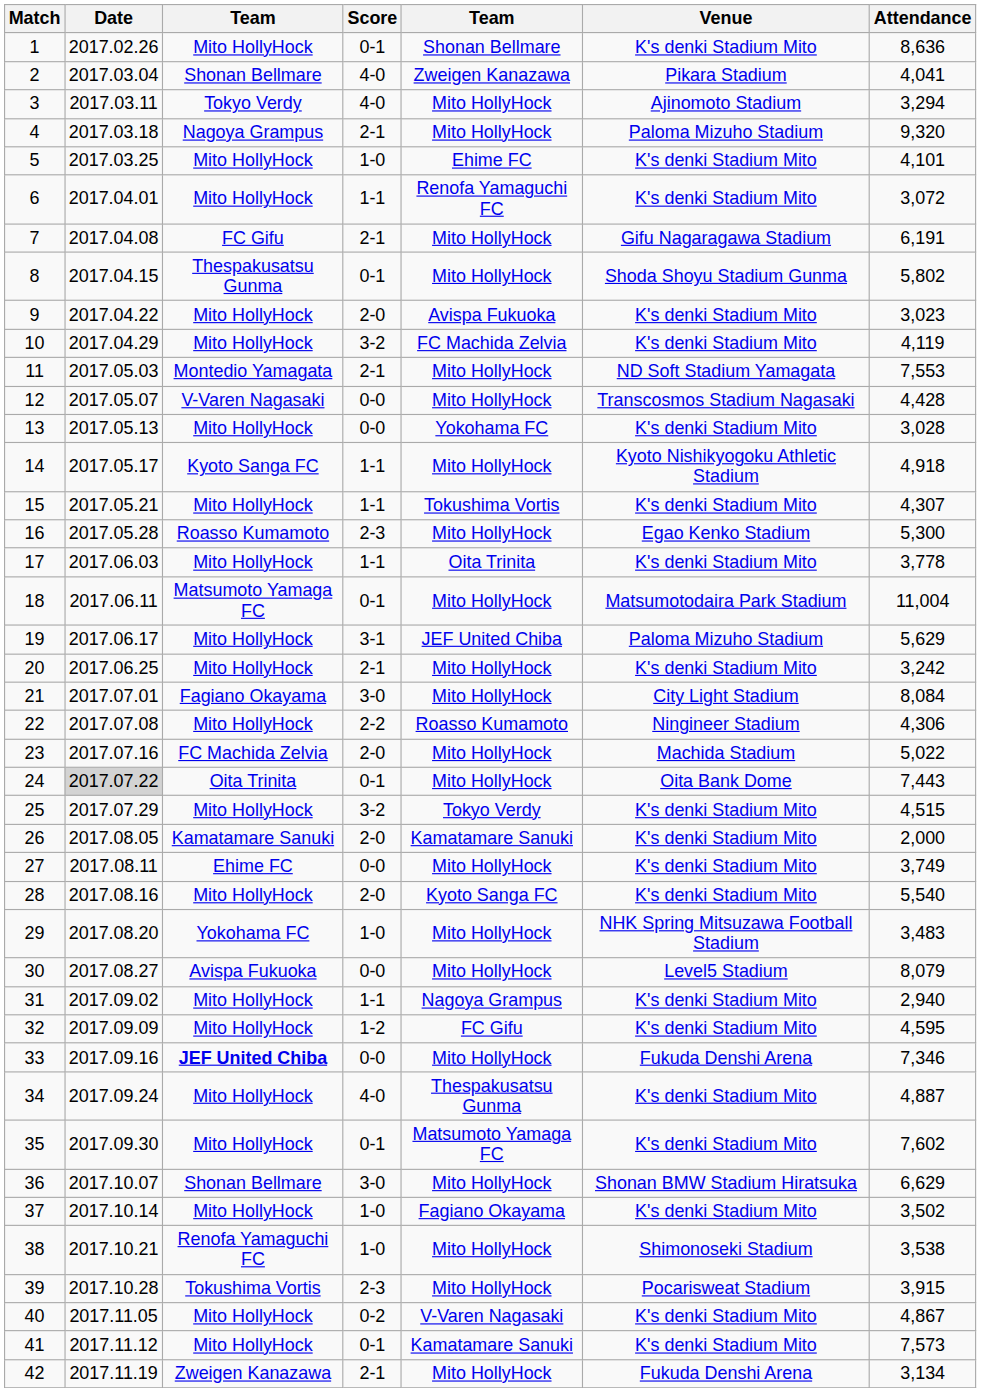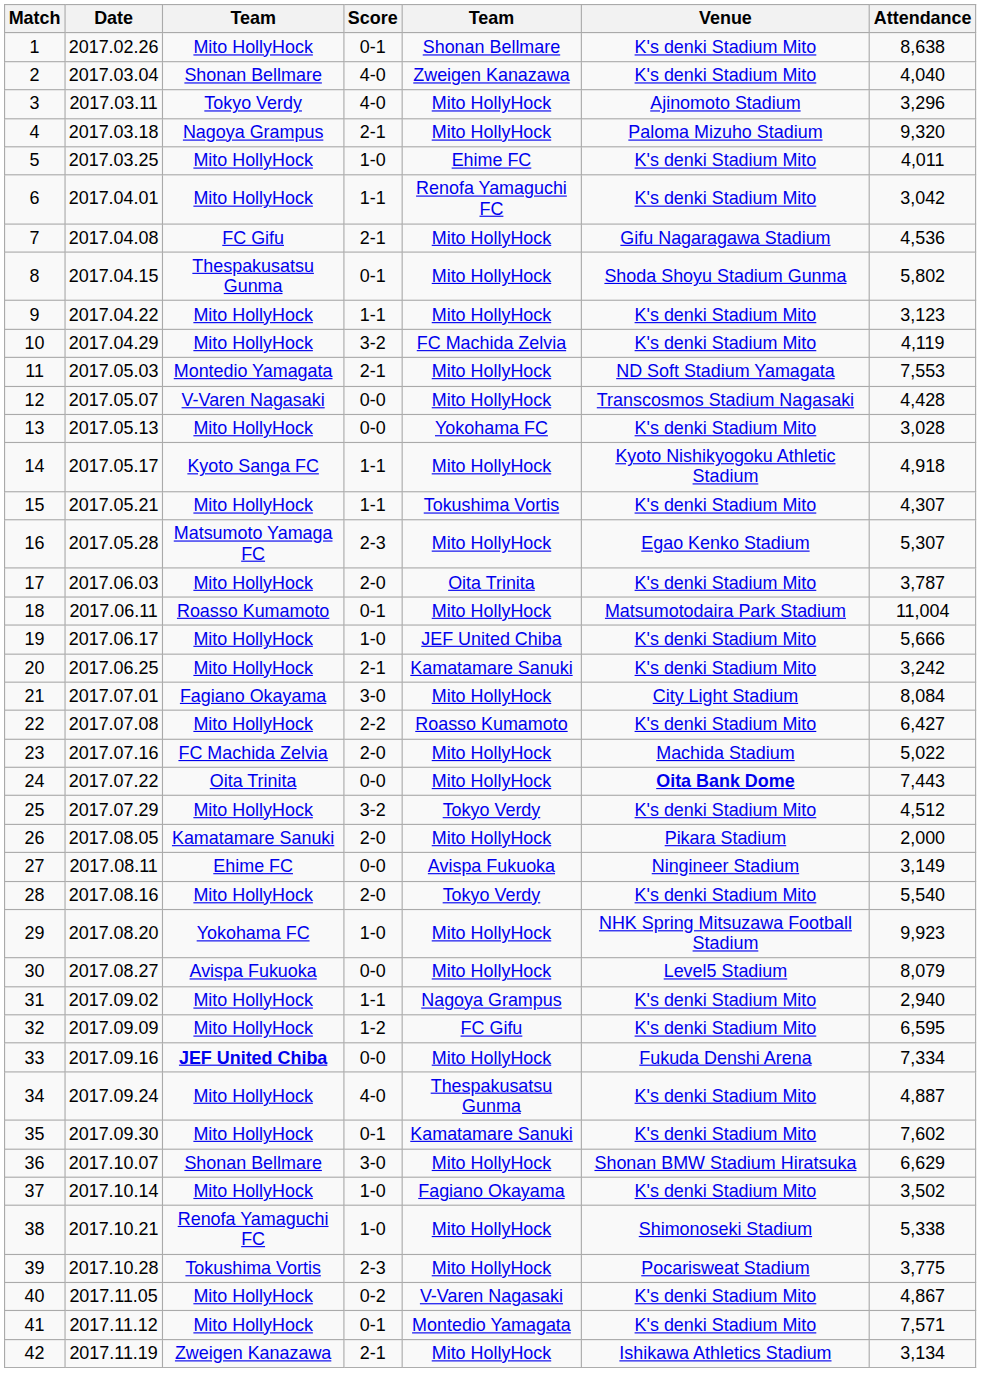(923, 47) 8,636 -> (923, 47) 8,638
(726, 75) Pikara Stadium -> (725, 75) K's denki Stadium Mito
(923, 75) 4,041 -> (923, 75) 4,040
(923, 103) 3,294 -> (923, 103) 3,296
(923, 160) 4,101 -> (923, 160) 4,011
(923, 199) 3,072 -> (923, 199) 3,042
(923, 237) 6,191 -> (923, 237) 4,536
(372, 314) 2-0 -> (373, 314) 1-1
(492, 314) Avispa Fukuoka -> (491, 314) Mito HollyHock
(923, 314) 3,023 -> (923, 314) 3,123
(253, 533) Roasso Kumamoto -> (253, 543) Matsumoto Yamaga FC
(923, 533) 5,300 -> (923, 543) 5,307
(372, 562) 1-1 -> (373, 582) 2-0
(923, 562) 3,778 -> (923, 582) 3,787
(253, 600) Matsumoto Yamaga FC -> (253, 610) Roasso Kumamoto
(372, 639) 3-1 -> (373, 639) 1-0
(726, 639) Paloma Mizuho Stadium -> (725, 639) K's denki Stadium Mito
(923, 639) 5,629 -> (923, 639) 5,666
(492, 667) Mito HollyHock -> (491, 667) Kamatamare Sanuki
(726, 724) Ningineer Stadium -> (725, 724) K's denki Stadium Mito
(923, 724) 4,306 -> (923, 724) 6,427
(114, 781) lightgrey background -> (114, 781) no background
(372, 781) 0-1 -> (373, 781) 0-0
(726, 781) normal -> (725, 781) bold
(923, 809) 4,515 -> (923, 809) 4,512
(492, 838) Kamatamare Sanuki -> (491, 838) Mito HollyHock
(726, 838) K's denki Stadium Mito -> (725, 838) Pikara Stadium
(492, 866) Mito HollyHock -> (491, 866) Avispa Fukuoka
(726, 866) K's denki Stadium Mito -> (725, 866) Ningineer Stadium
(923, 866) 3,749 -> (923, 866) 3,149
(492, 895) Kyoto Sanga FC -> (491, 895) Tokyo Verdy
(923, 933) 3,483 -> (923, 933) 9,923
(923, 1028) 4,595 -> (923, 1028) 6,595
(923, 1057) 7,346 -> (923, 1057) 7,334
(492, 1144) Matsumoto Yamaga FC -> (491, 1134) Kamatamare Sanuki
(923, 1249) 3,538 -> (923, 1229) 5,338
(923, 1288) 3,915 -> (923, 1268) 3,775
(492, 1345) Kamatamare Sanuki -> (491, 1325) Montedio Yamagata
(923, 1345) 7,573 -> (923, 1325) 7,571
(726, 1373) Fukuda Denshi Arena -> (725, 1353) Ishikawa Athletics Stadium
